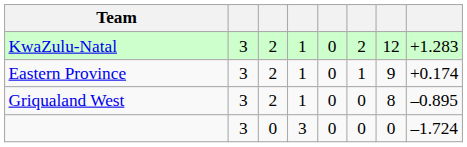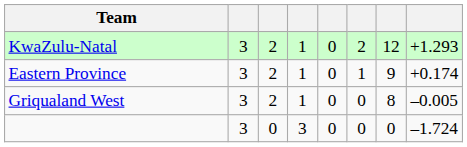(434, 45) +1.283 -> (434, 45) +1.293
(434, 100) –0.895 -> (434, 100) –0.005
